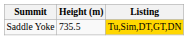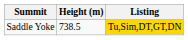(70, 27) 735.5 -> (70, 27) 738.5
